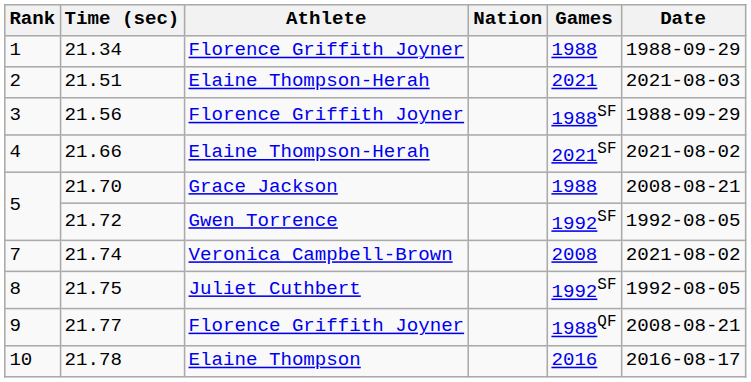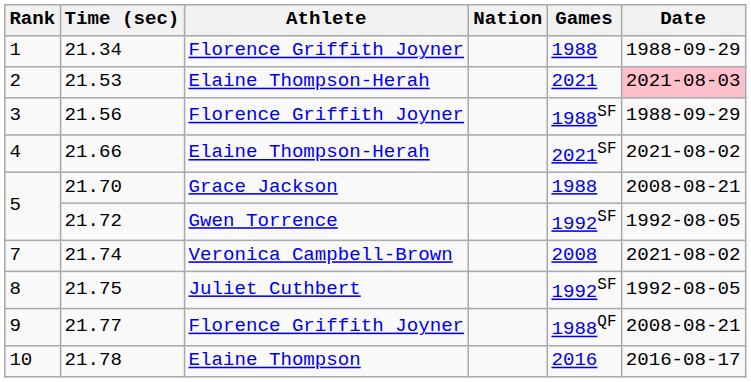(93, 82) 21.51 -> (93, 82) 21.53
(683, 82) no background -> (683, 82) pink background
